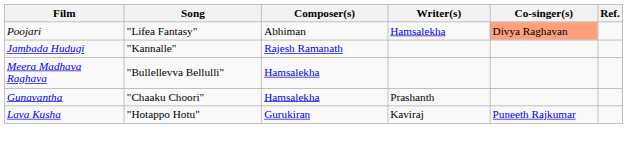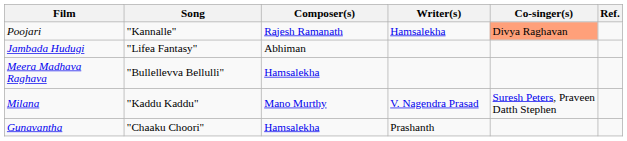(162, 31) "Lifea Fantasy" -> (152, 31) "Kannalle"
(285, 31) Abhiman -> (304, 31) Rajesh Ramanath
(152, 48) "Kannalle" -> (162, 48) "Lifea Fantasy"
(304, 48) Rajesh Ramanath -> (285, 48) Abhiman
+ row: (23, 103)
- row: (34, 114)
